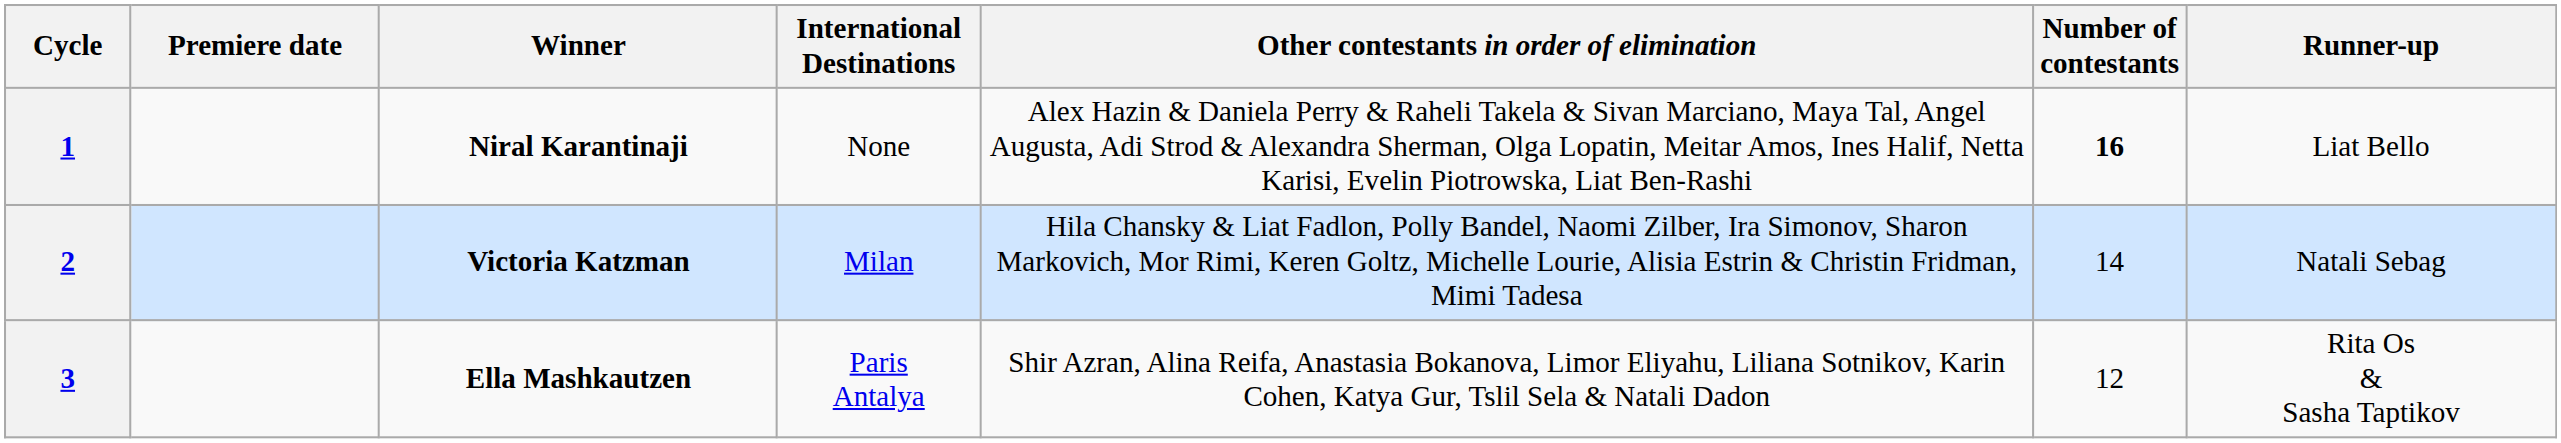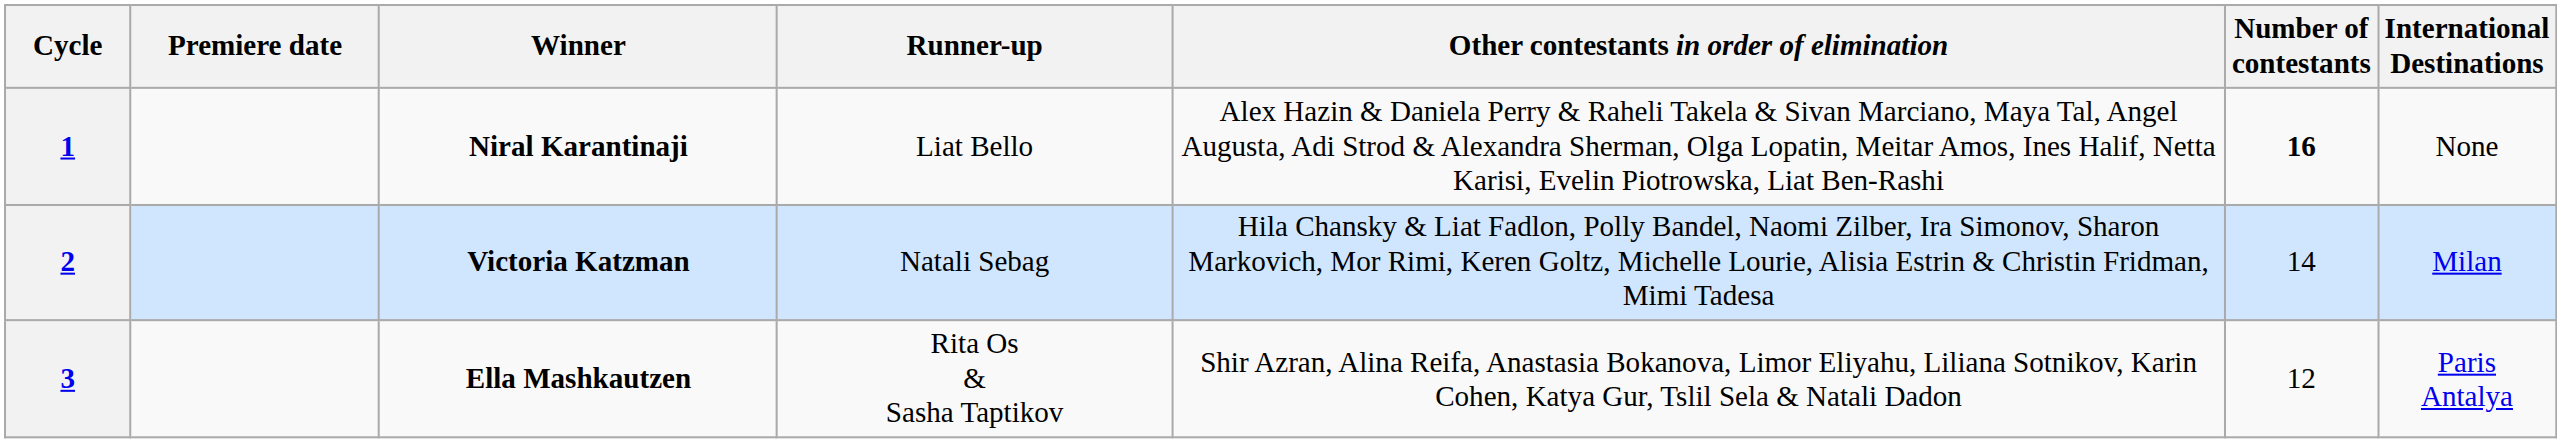columns swapped: (2371, 46) <-> (879, 46)
